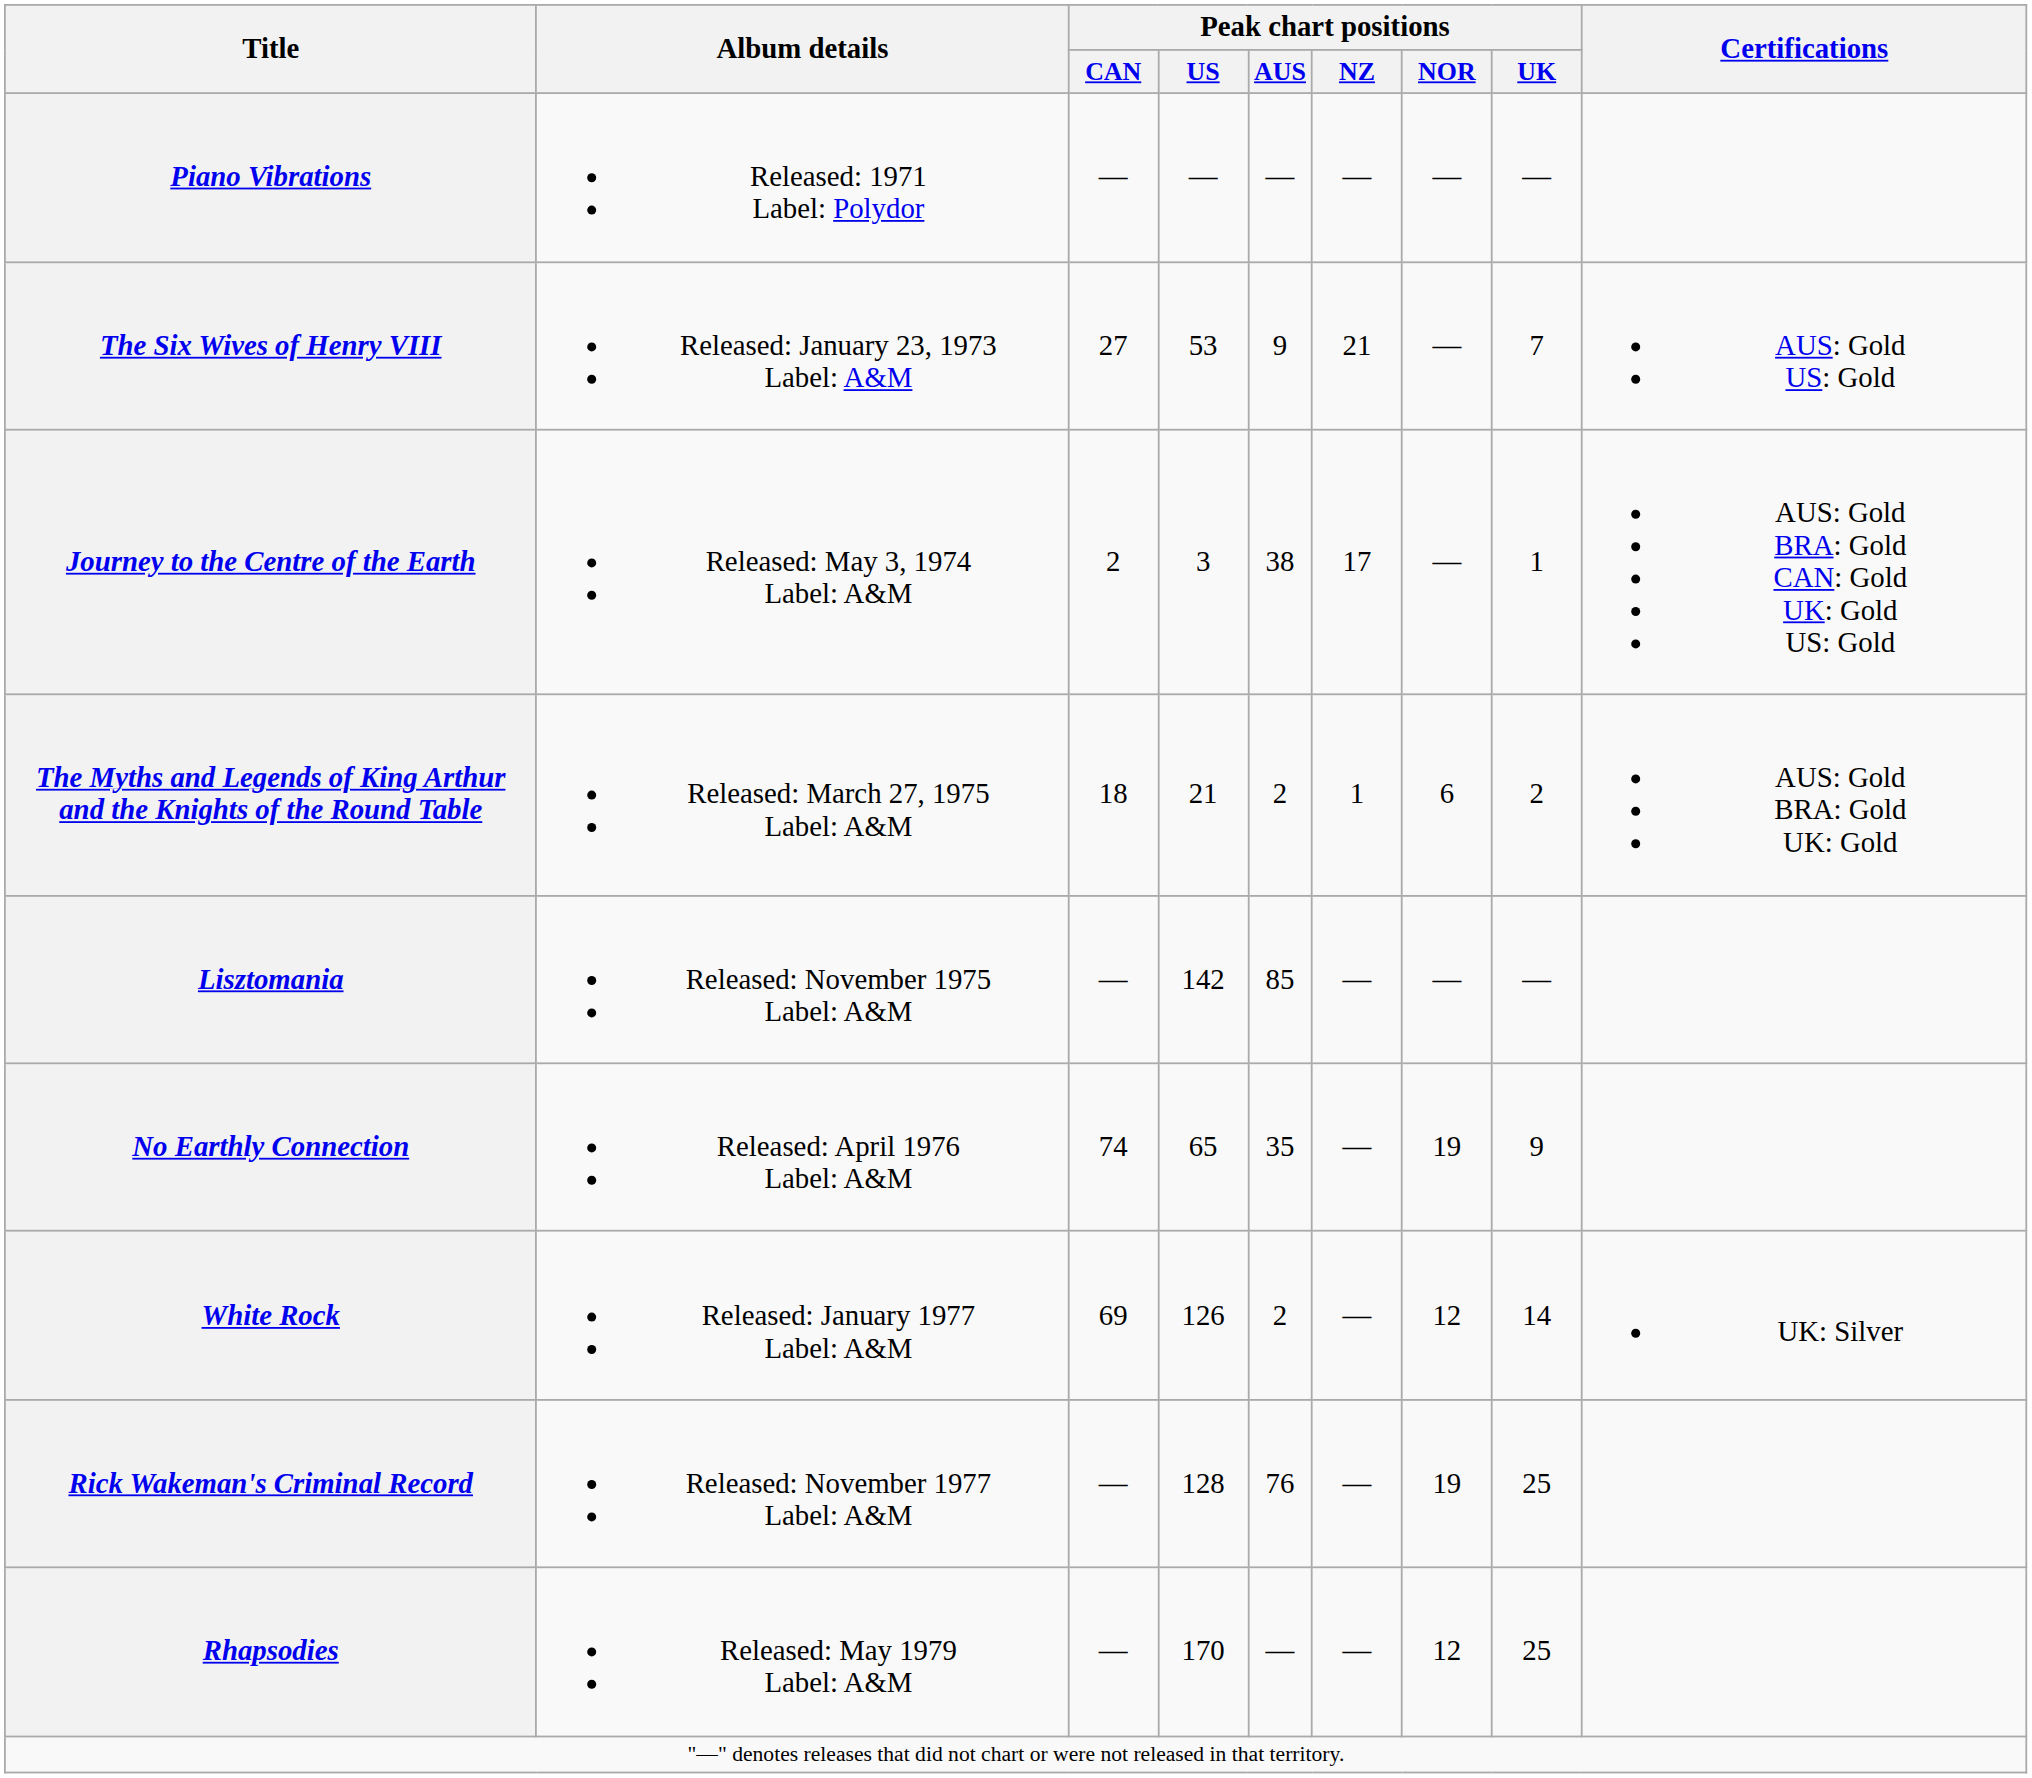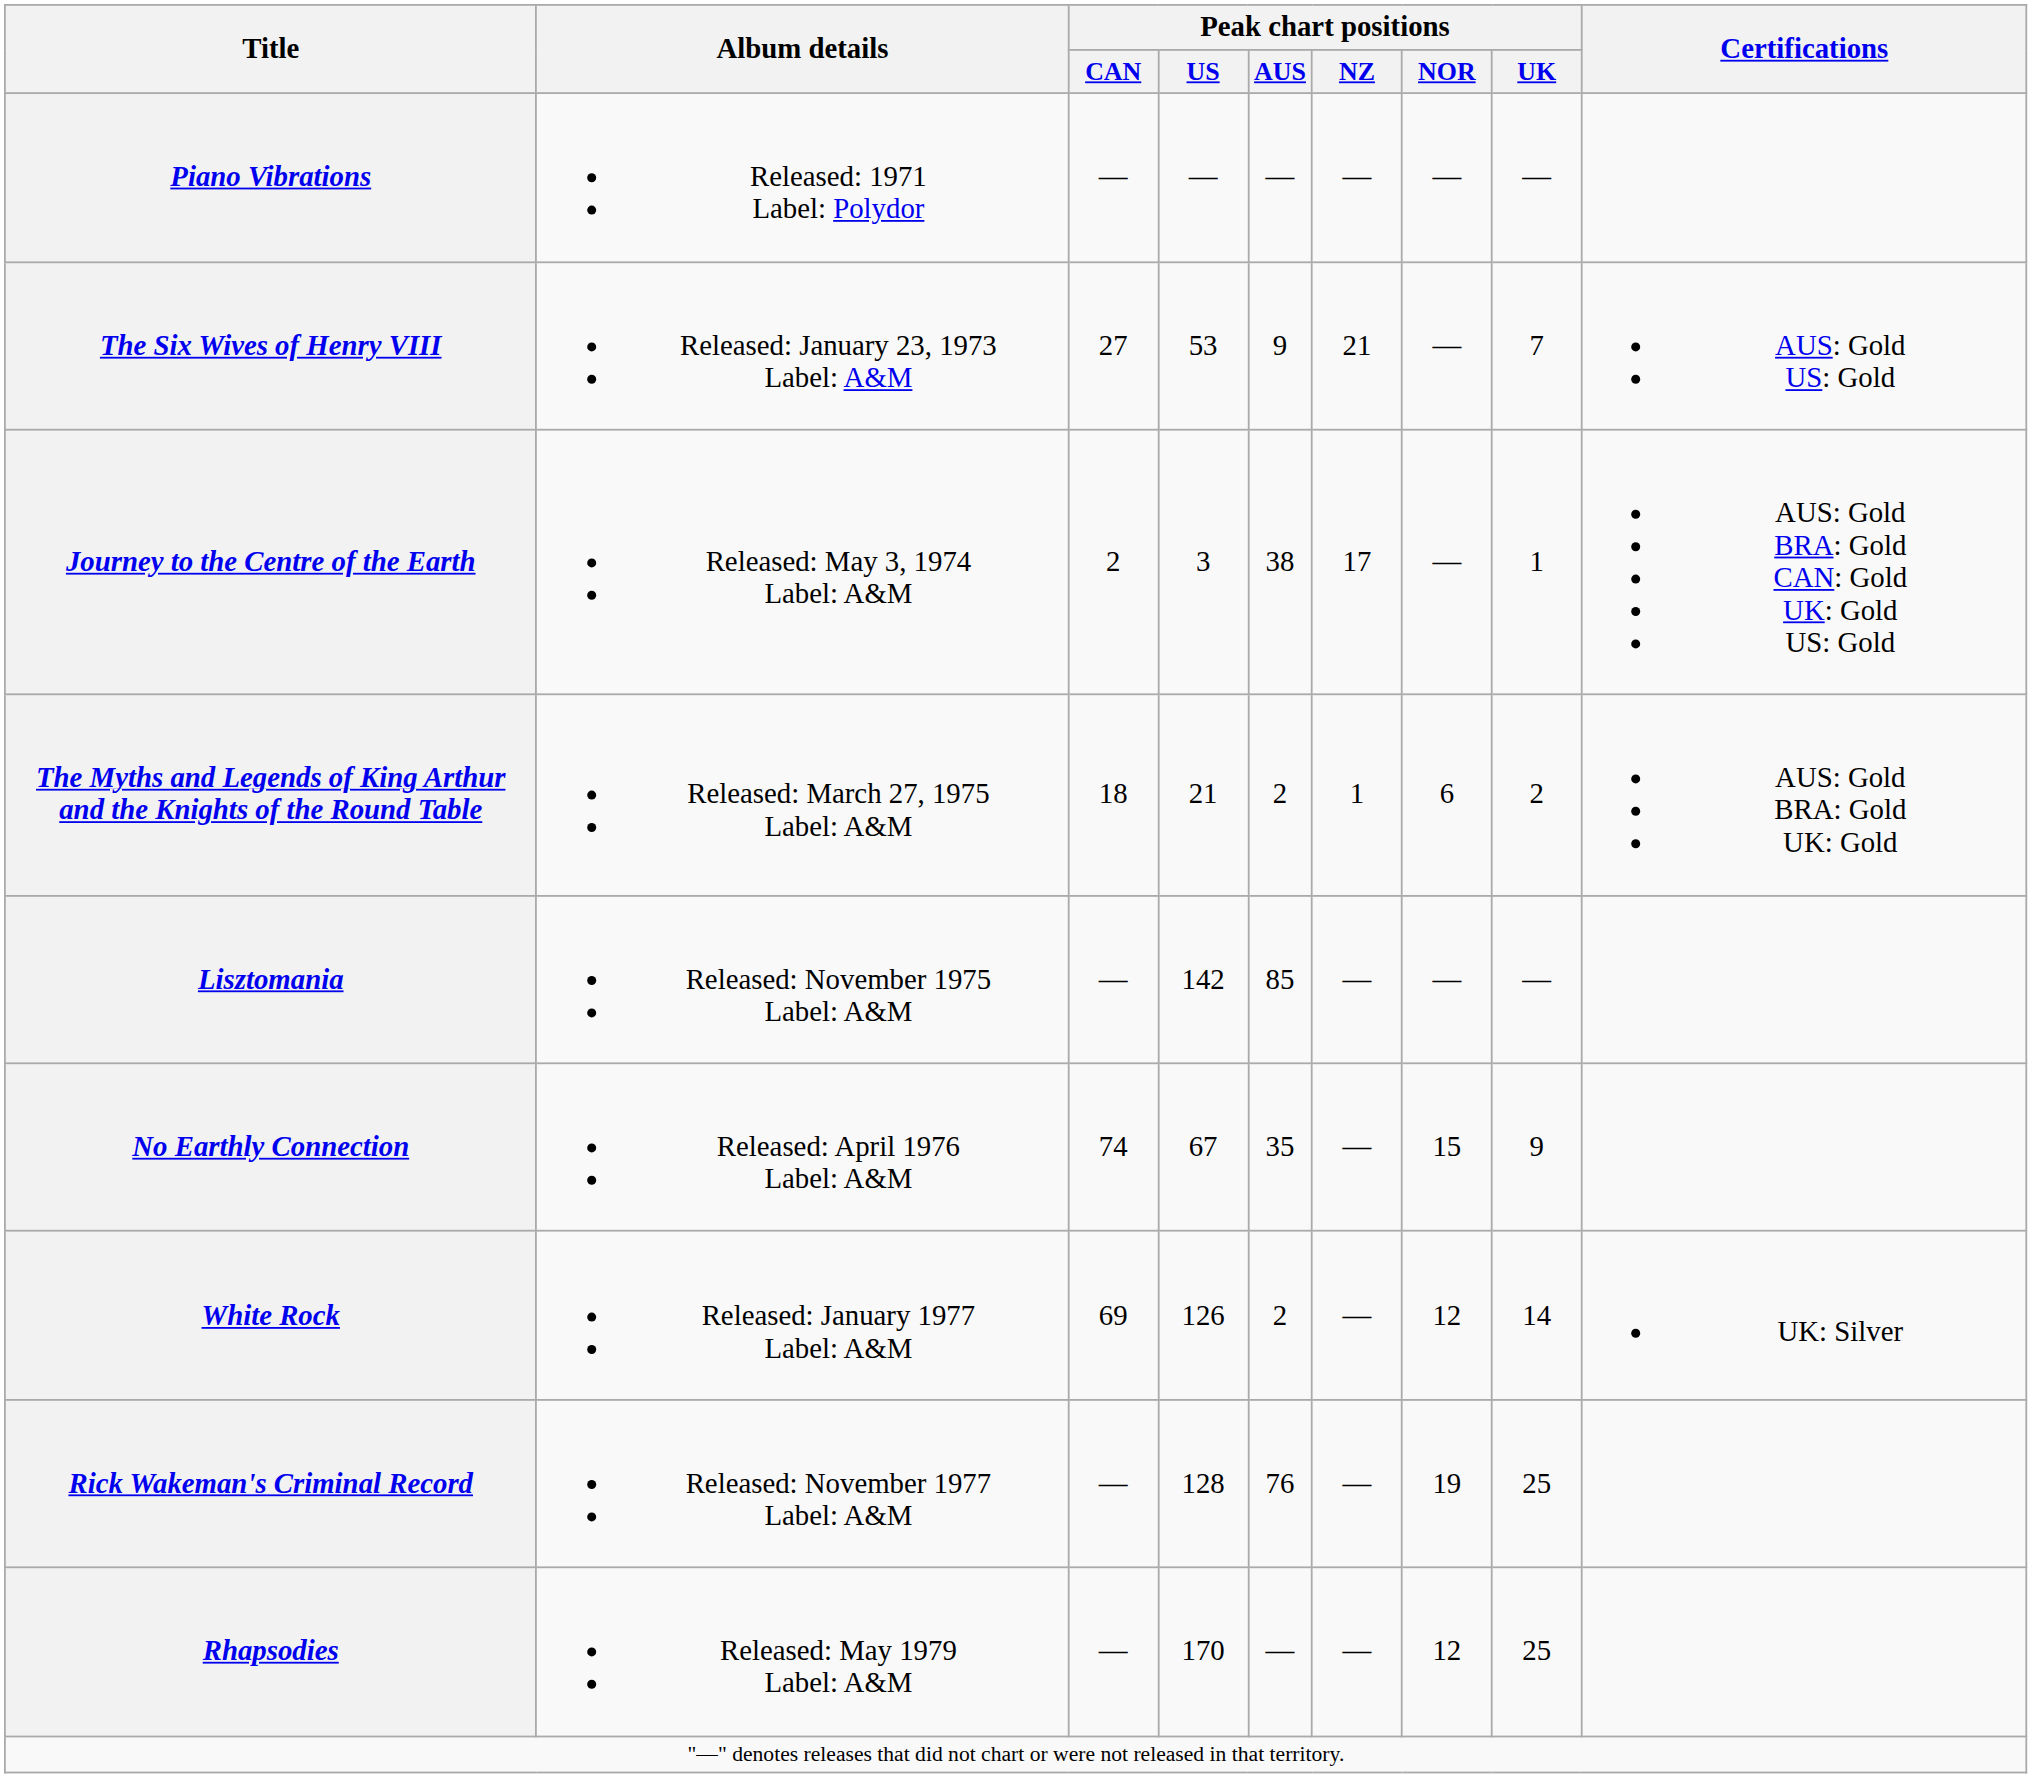(1203, 1146) 65 -> (1203, 1146) 67
(1447, 1146) 19 -> (1447, 1146) 15
